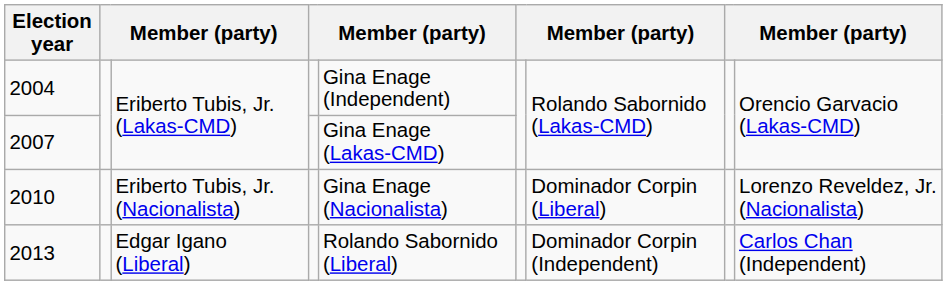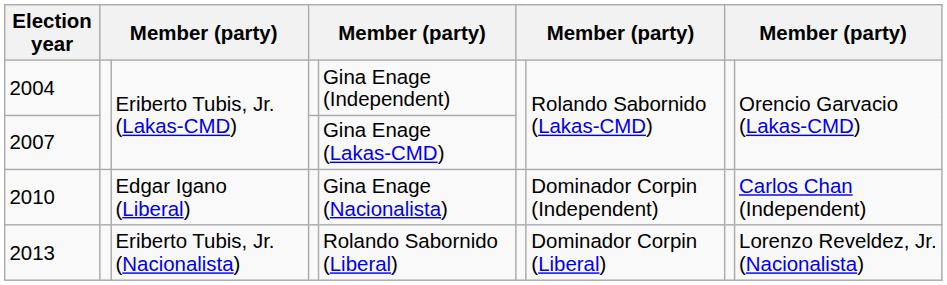(195, 198) Eriberto Tubis, Jr. (Nacionalista) -> (171, 198) Edgar Igano (Liberal)
(614, 198) Dominador Corpin (Liberal) -> (614, 198) Dominador Corpin (Independent)
(838, 198) Lorenzo Reveldez, Jr. (Nacionalista) -> (803, 198) Carlos Chan (Independent)
(171, 253) Edgar Igano (Liberal) -> (195, 253) Eriberto Tubis, Jr. (Nacionalista)
(614, 253) Dominador Corpin (Independent) -> (614, 253) Dominador Corpin (Liberal)
(803, 253) Carlos Chan (Independent) -> (838, 253) Lorenzo Reveldez, Jr. (Nacionalista)
